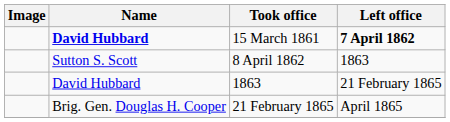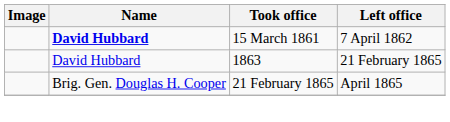(377, 38) bold -> (376, 38) normal
- row: (268, 60)
